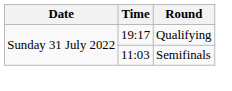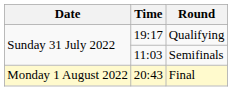+ row: (182, 75)
